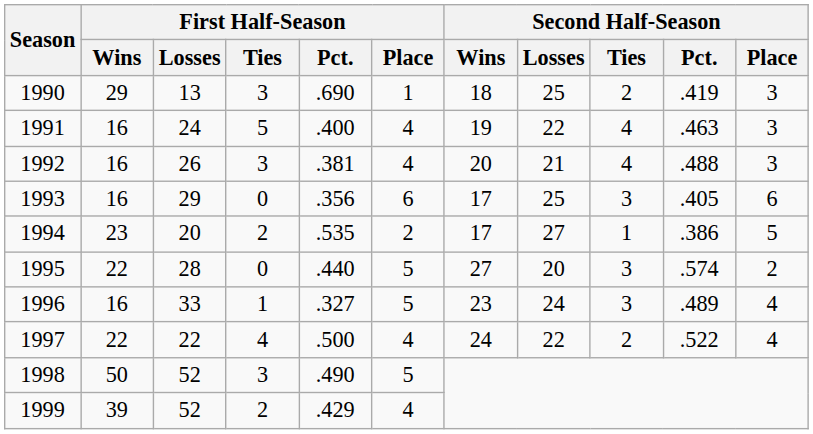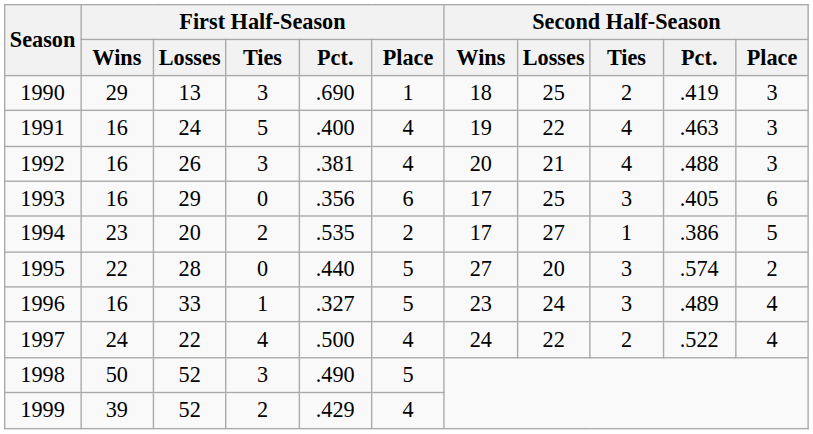(117, 339) 22 -> (117, 339) 24
